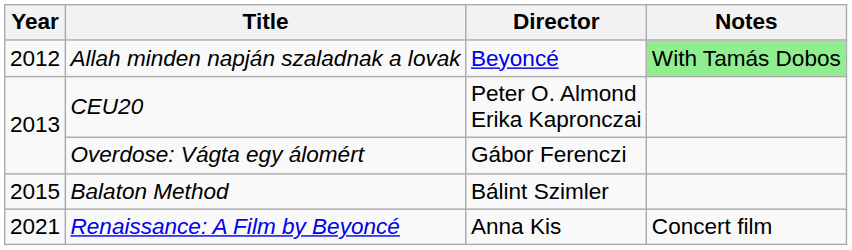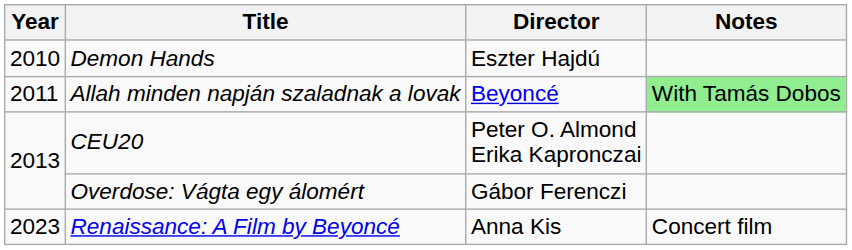+ row: (143, 58)
(35, 58) 2012 -> (34, 93) 2011
- row: (150, 190)
(35, 226) 2021 -> (35, 226) 2023
